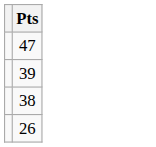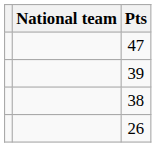+ column: (67, 18)
